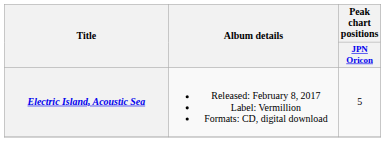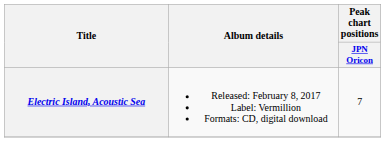(360, 102) 5 -> (360, 102) 7
